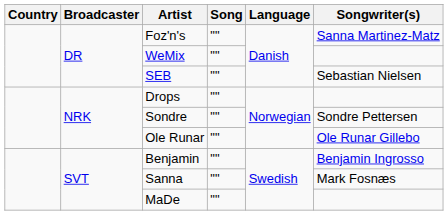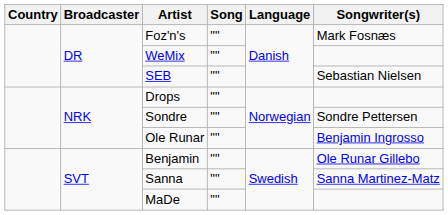(378, 35) Sanna Martinez-Matz -> (356, 35) Mark Fosnæs
(368, 138) Ole Runar Gillebo -> (370, 138) Benjamin Ingrosso
(370, 158) Benjamin Ingrosso -> (368, 158) Ole Runar Gillebo
(356, 179) Mark Fosnæs -> (378, 179) Sanna Martinez-Matz
